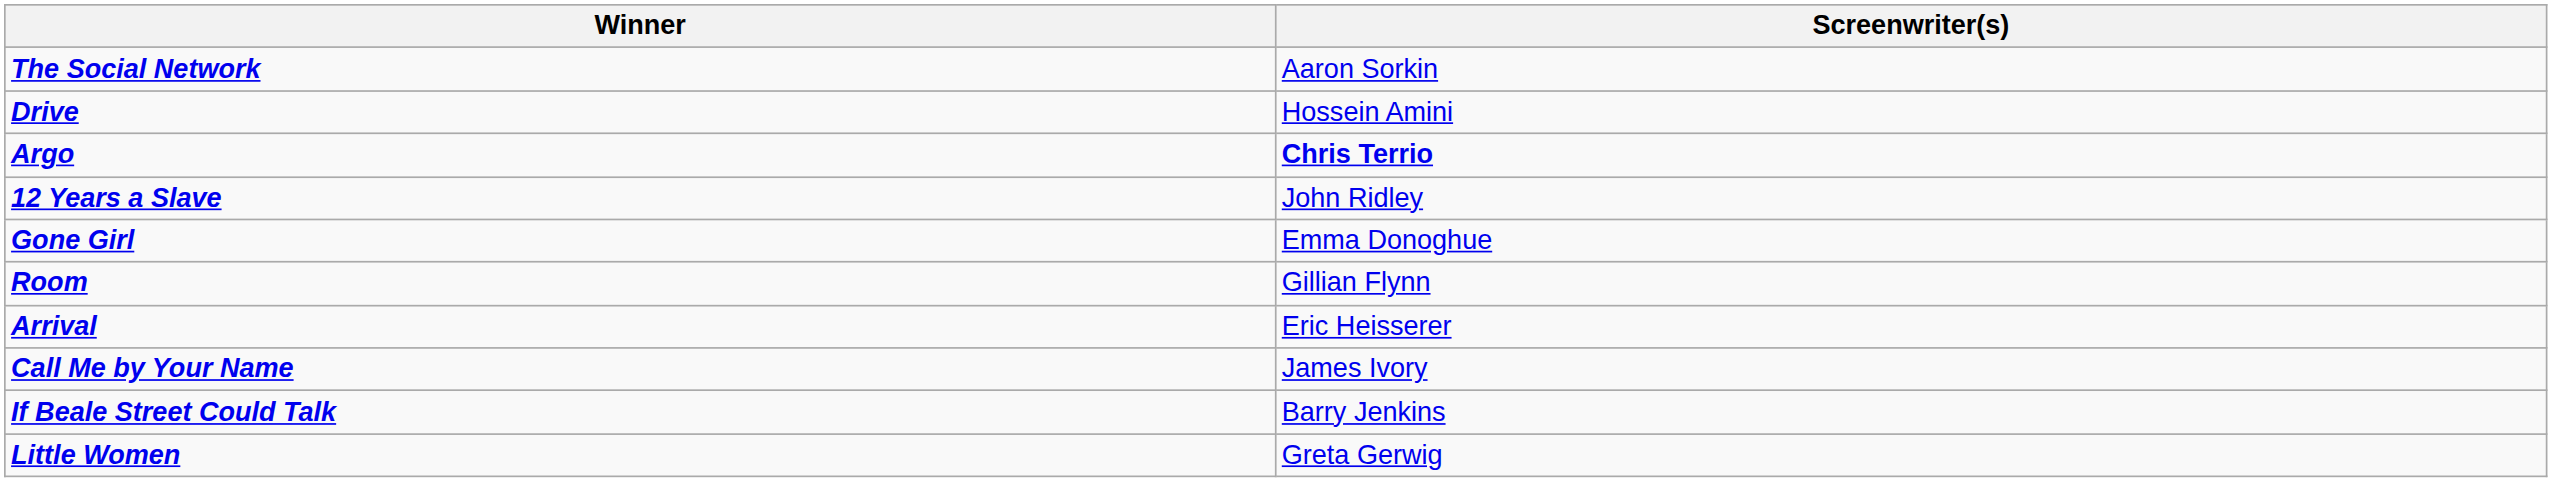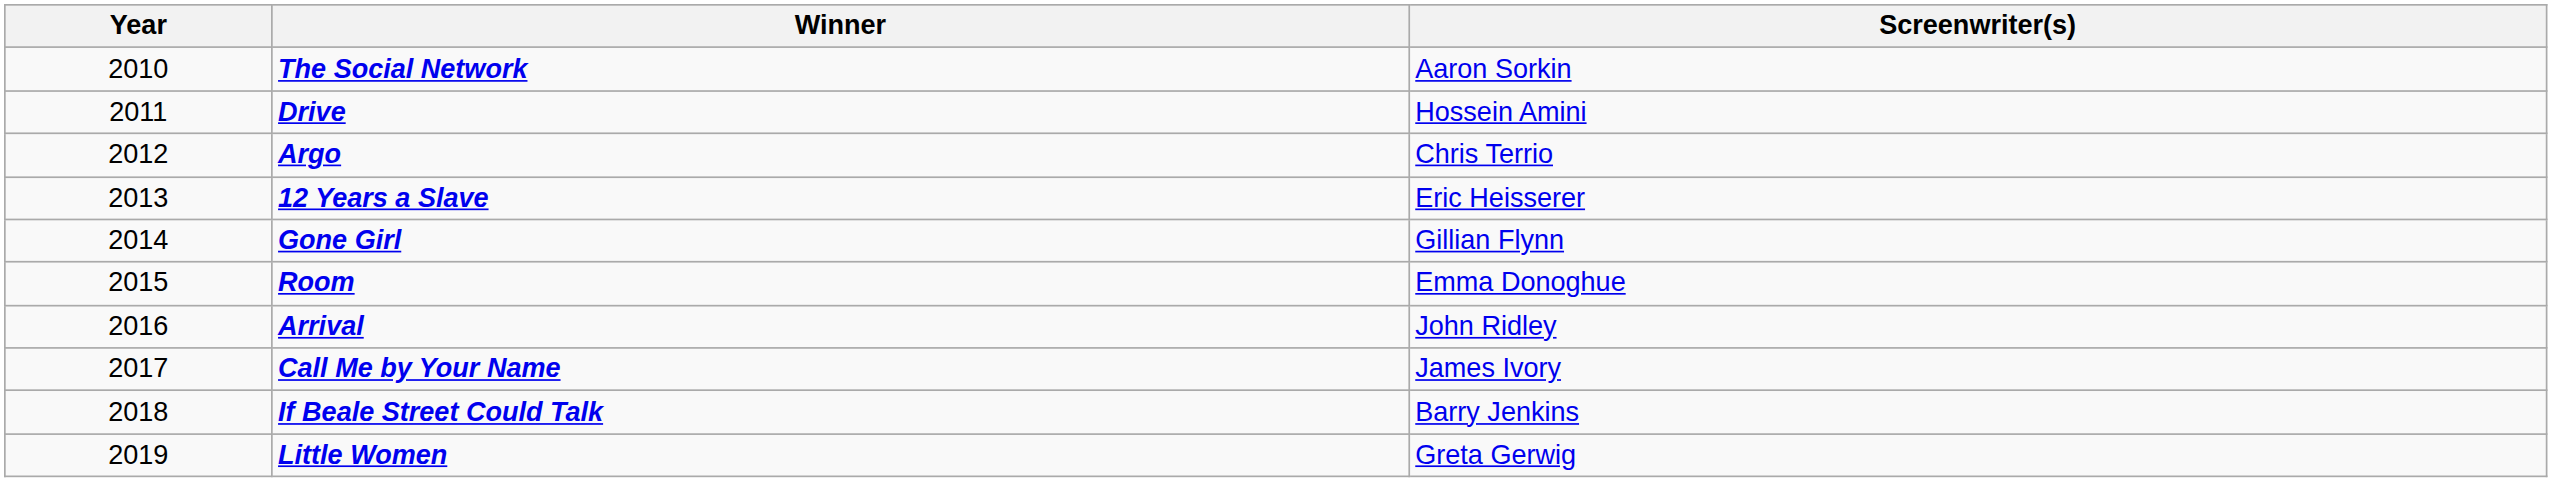+ column: (138, 25)
(1357, 154) bold -> (1484, 154) normal
(1352, 197) John Ridley -> (1500, 197) Eric Heisserer
(1387, 240) Emma Donoghue -> (1490, 240) Gillian Flynn
(1356, 283) Gillian Flynn -> (1520, 283) Emma Donoghue
(1367, 326) Eric Heisserer -> (1486, 326) John Ridley
